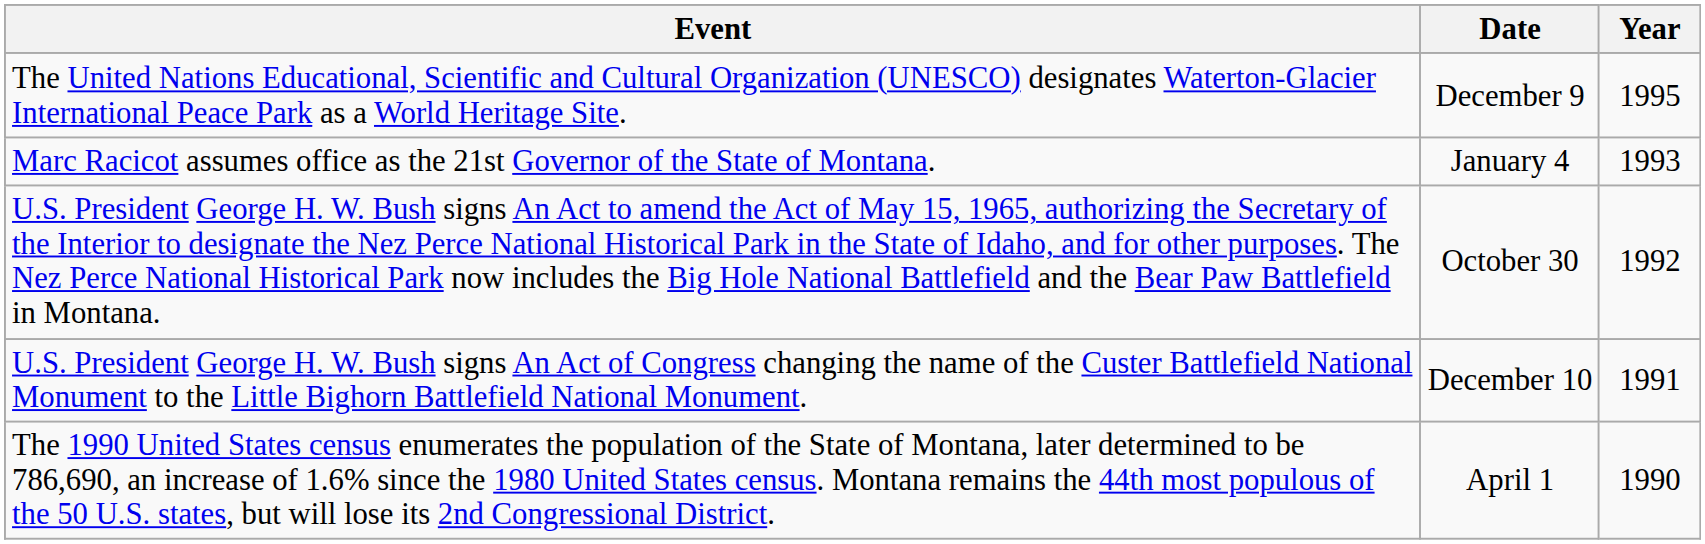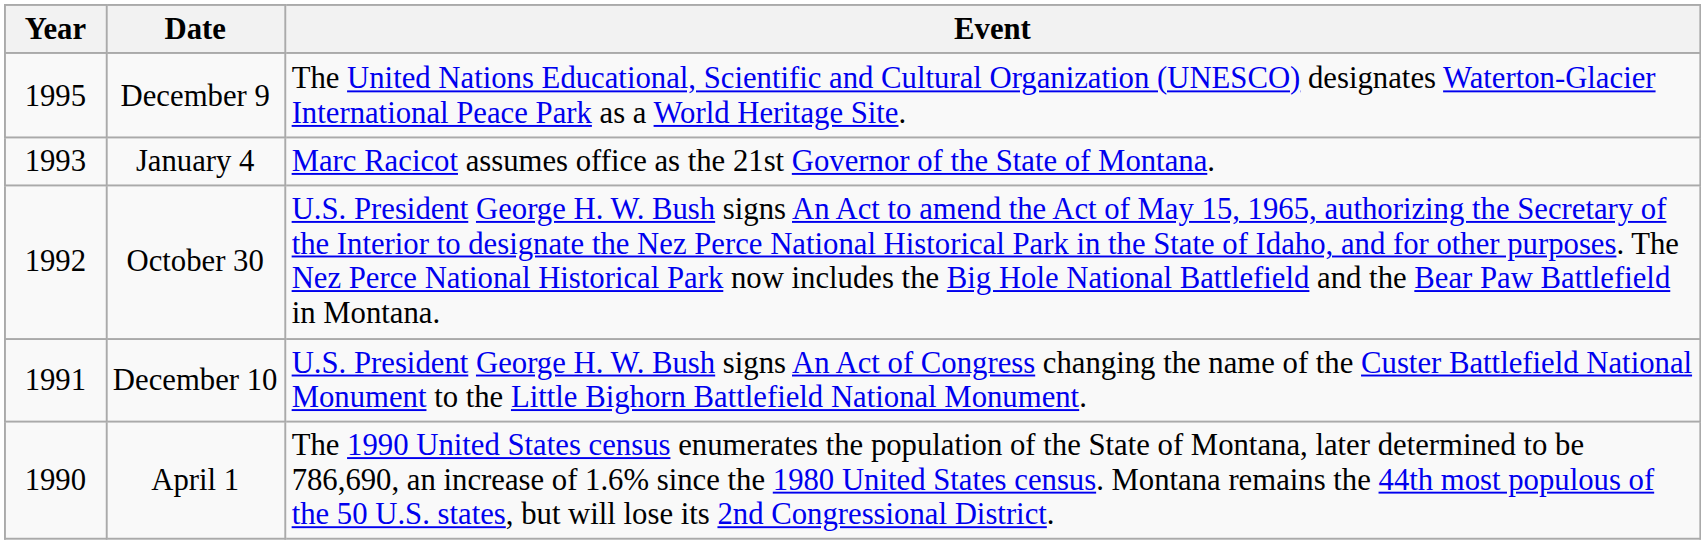columns swapped: (1650, 28) <-> (713, 28)
